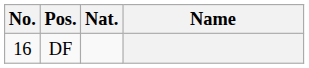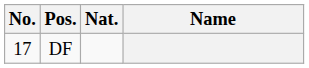(22, 48) 16 -> (22, 48) 17
